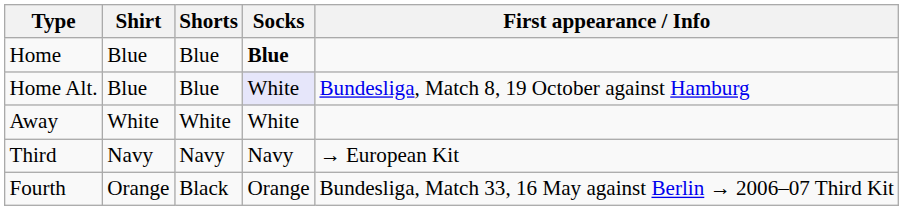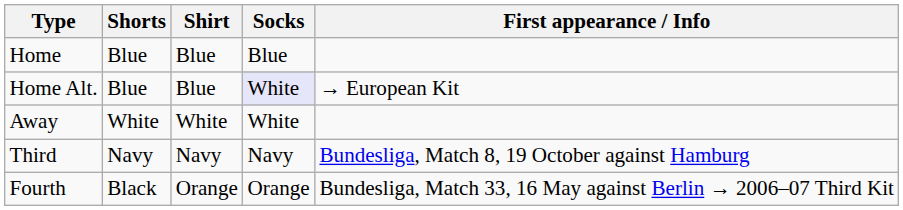columns swapped: (138, 21) <-> (209, 21)
(268, 54) bold -> (268, 54) normal
(535, 88) Bundesliga, Match 8, 19 October against Hamburg -> (389, 88) → European Kit
(389, 155) → European Kit -> (535, 155) Bundesliga, Match 8, 19 October against Hamburg
